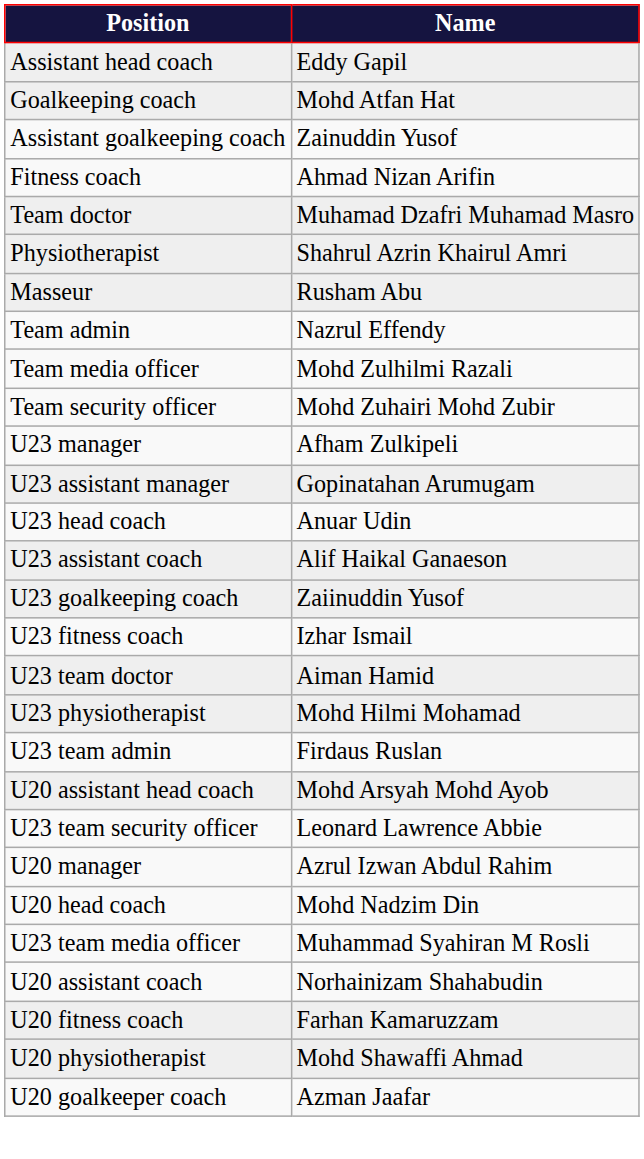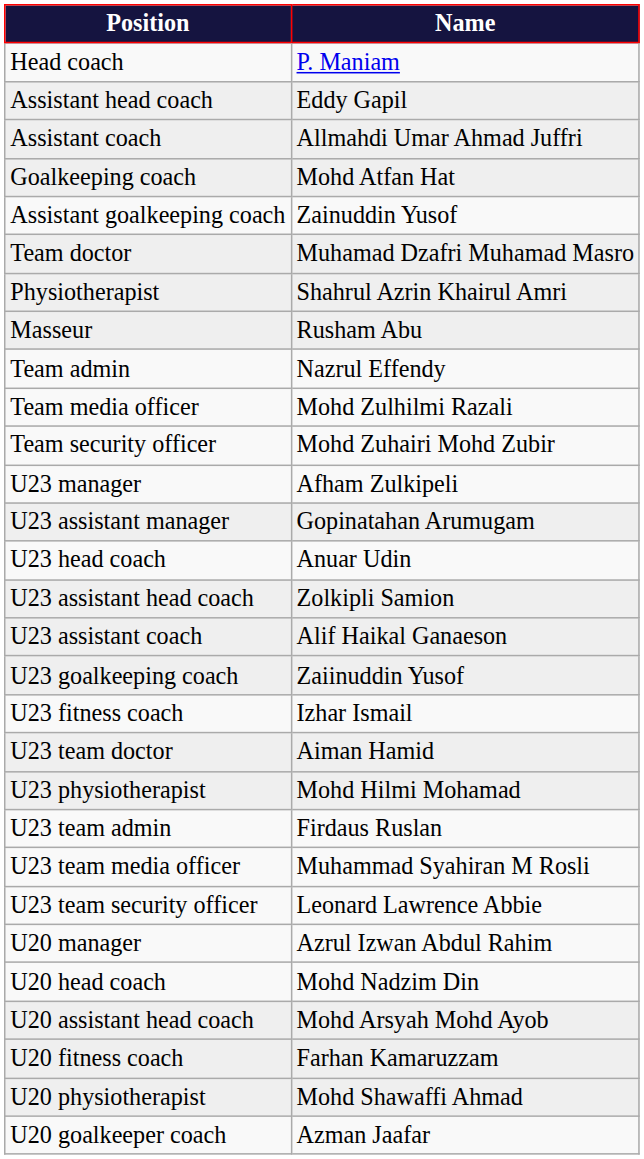+ row: (67, 61)
+ row: (86, 138)
- row: (76, 176)
+ row: (132, 598)
rows swapped: (125, 943) <-> (132, 789)
- row: (106, 981)
